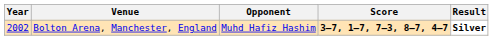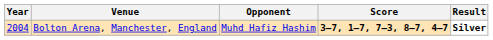(18, 27) 2002 -> (18, 27) 2004
